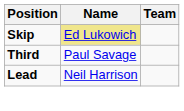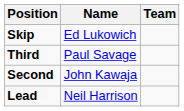(100, 34) khaki background -> (100, 34) no background
+ row: (30, 75)
